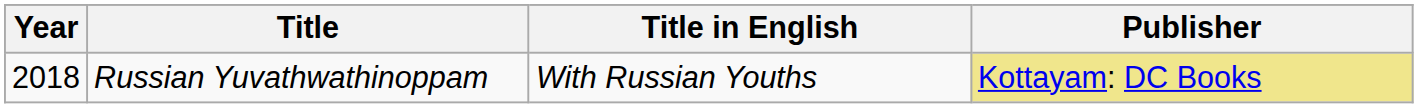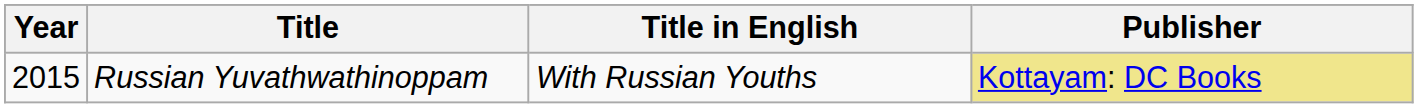(46, 77) 2018 -> (46, 77) 2015
